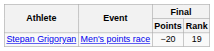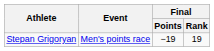(168, 40) −20 -> (168, 40) −19
